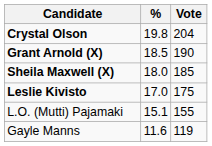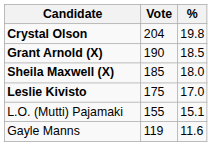columns swapped: (189, 14) <-> (156, 14)
